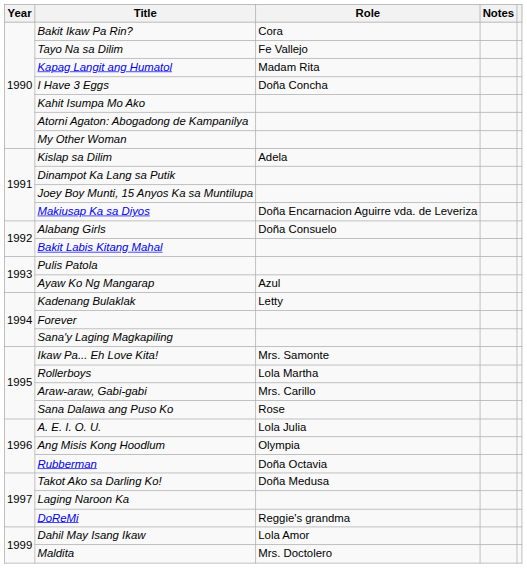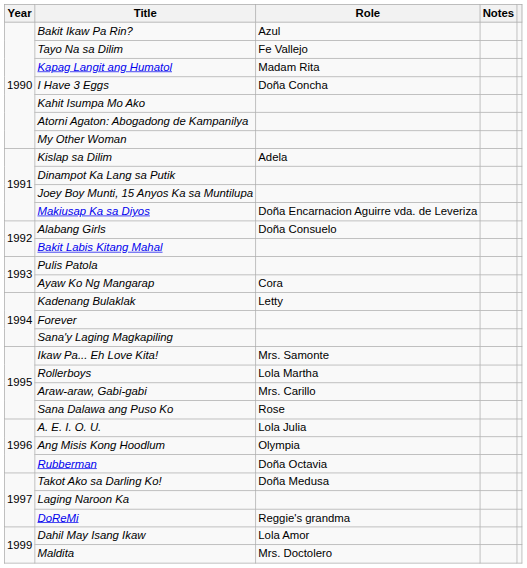(271, 31) Cora -> (269, 31) Azul
(269, 283) Azul -> (271, 283) Cora
